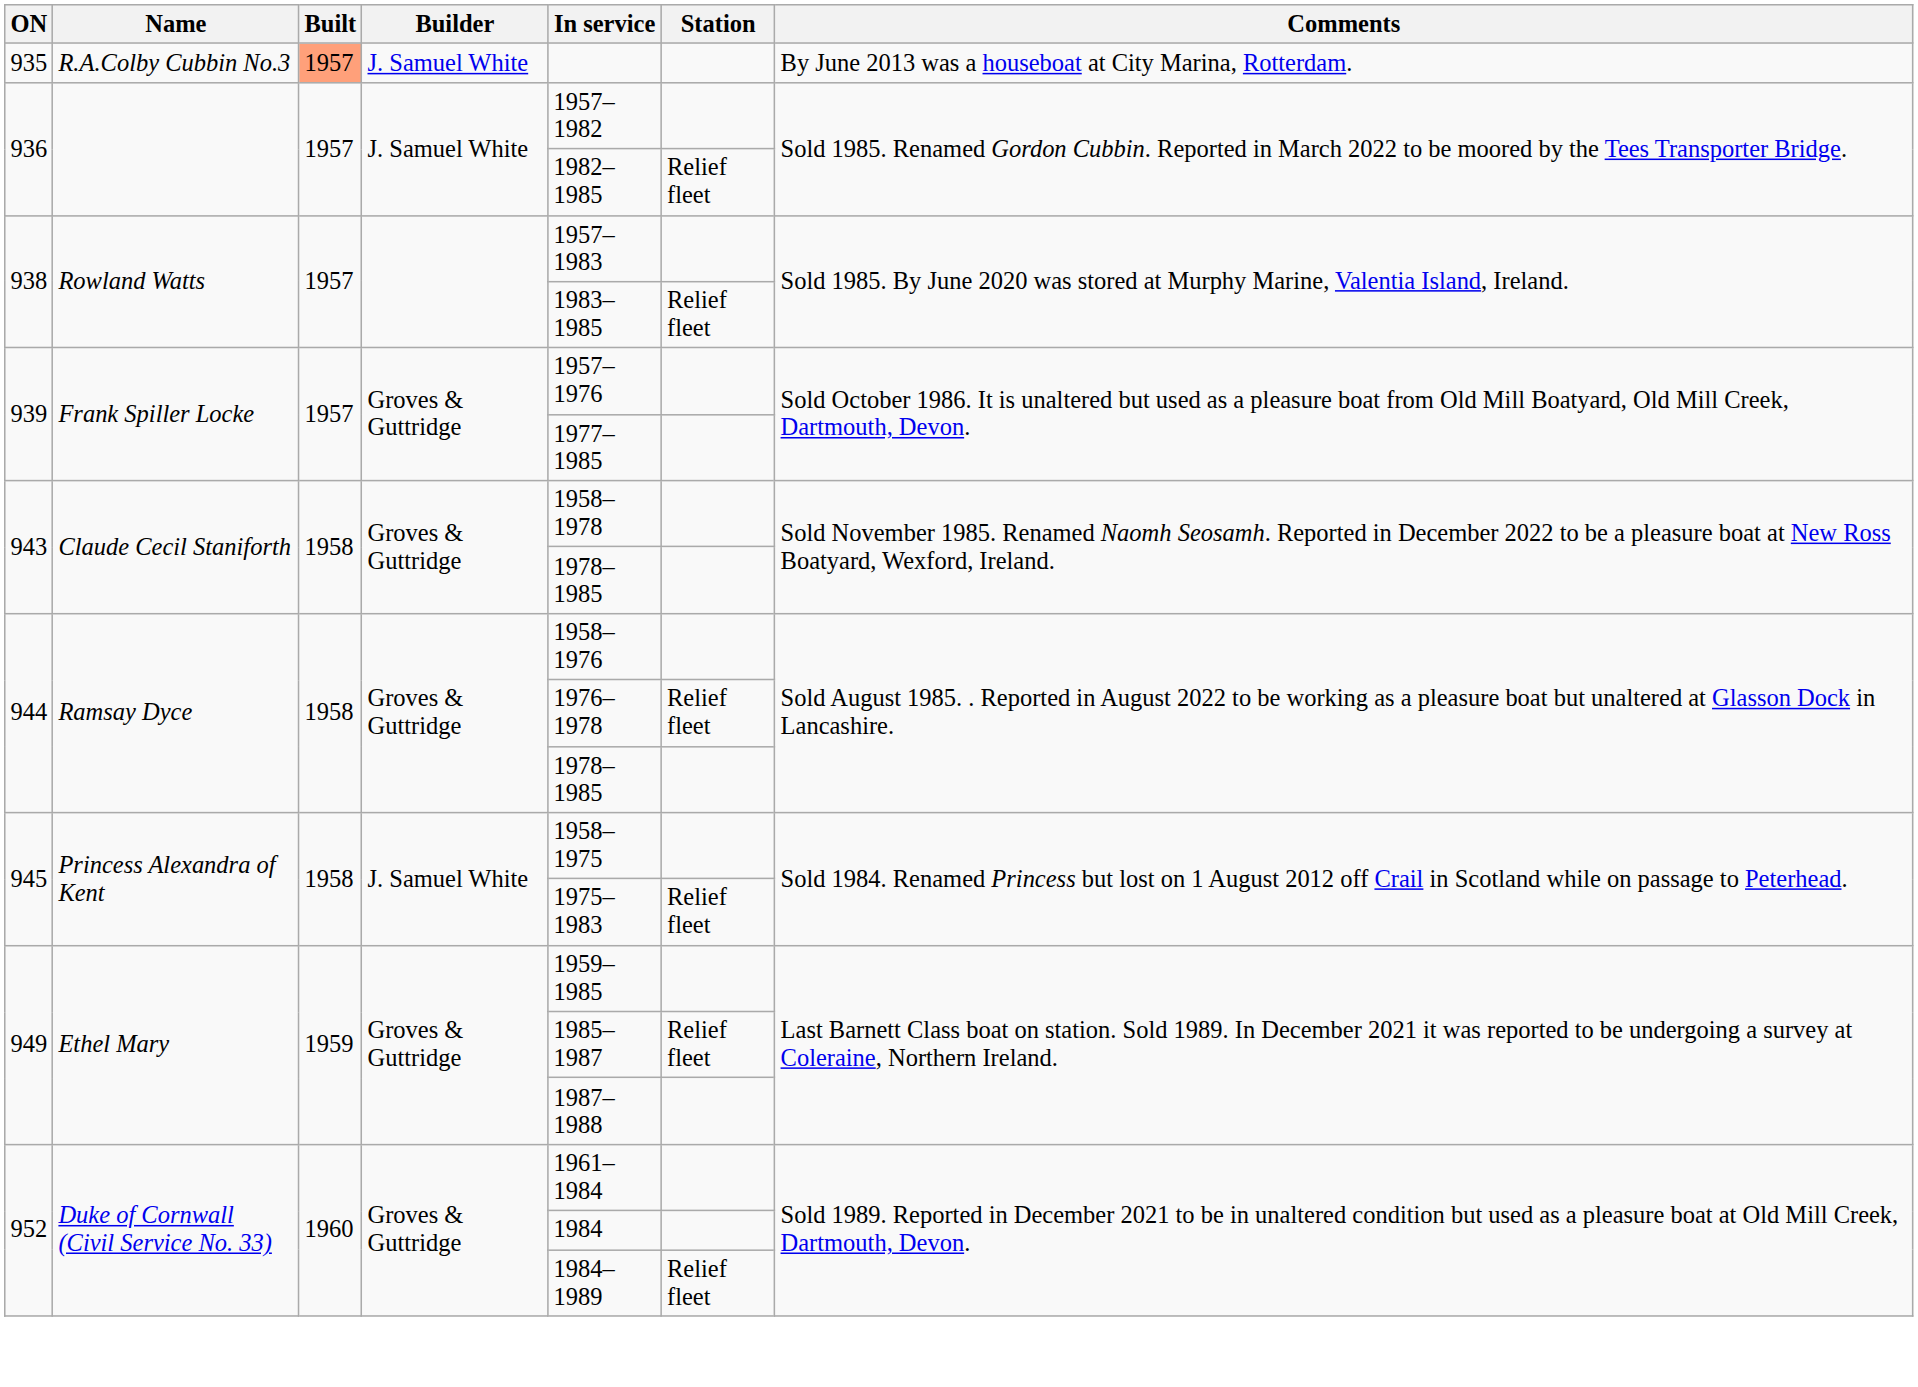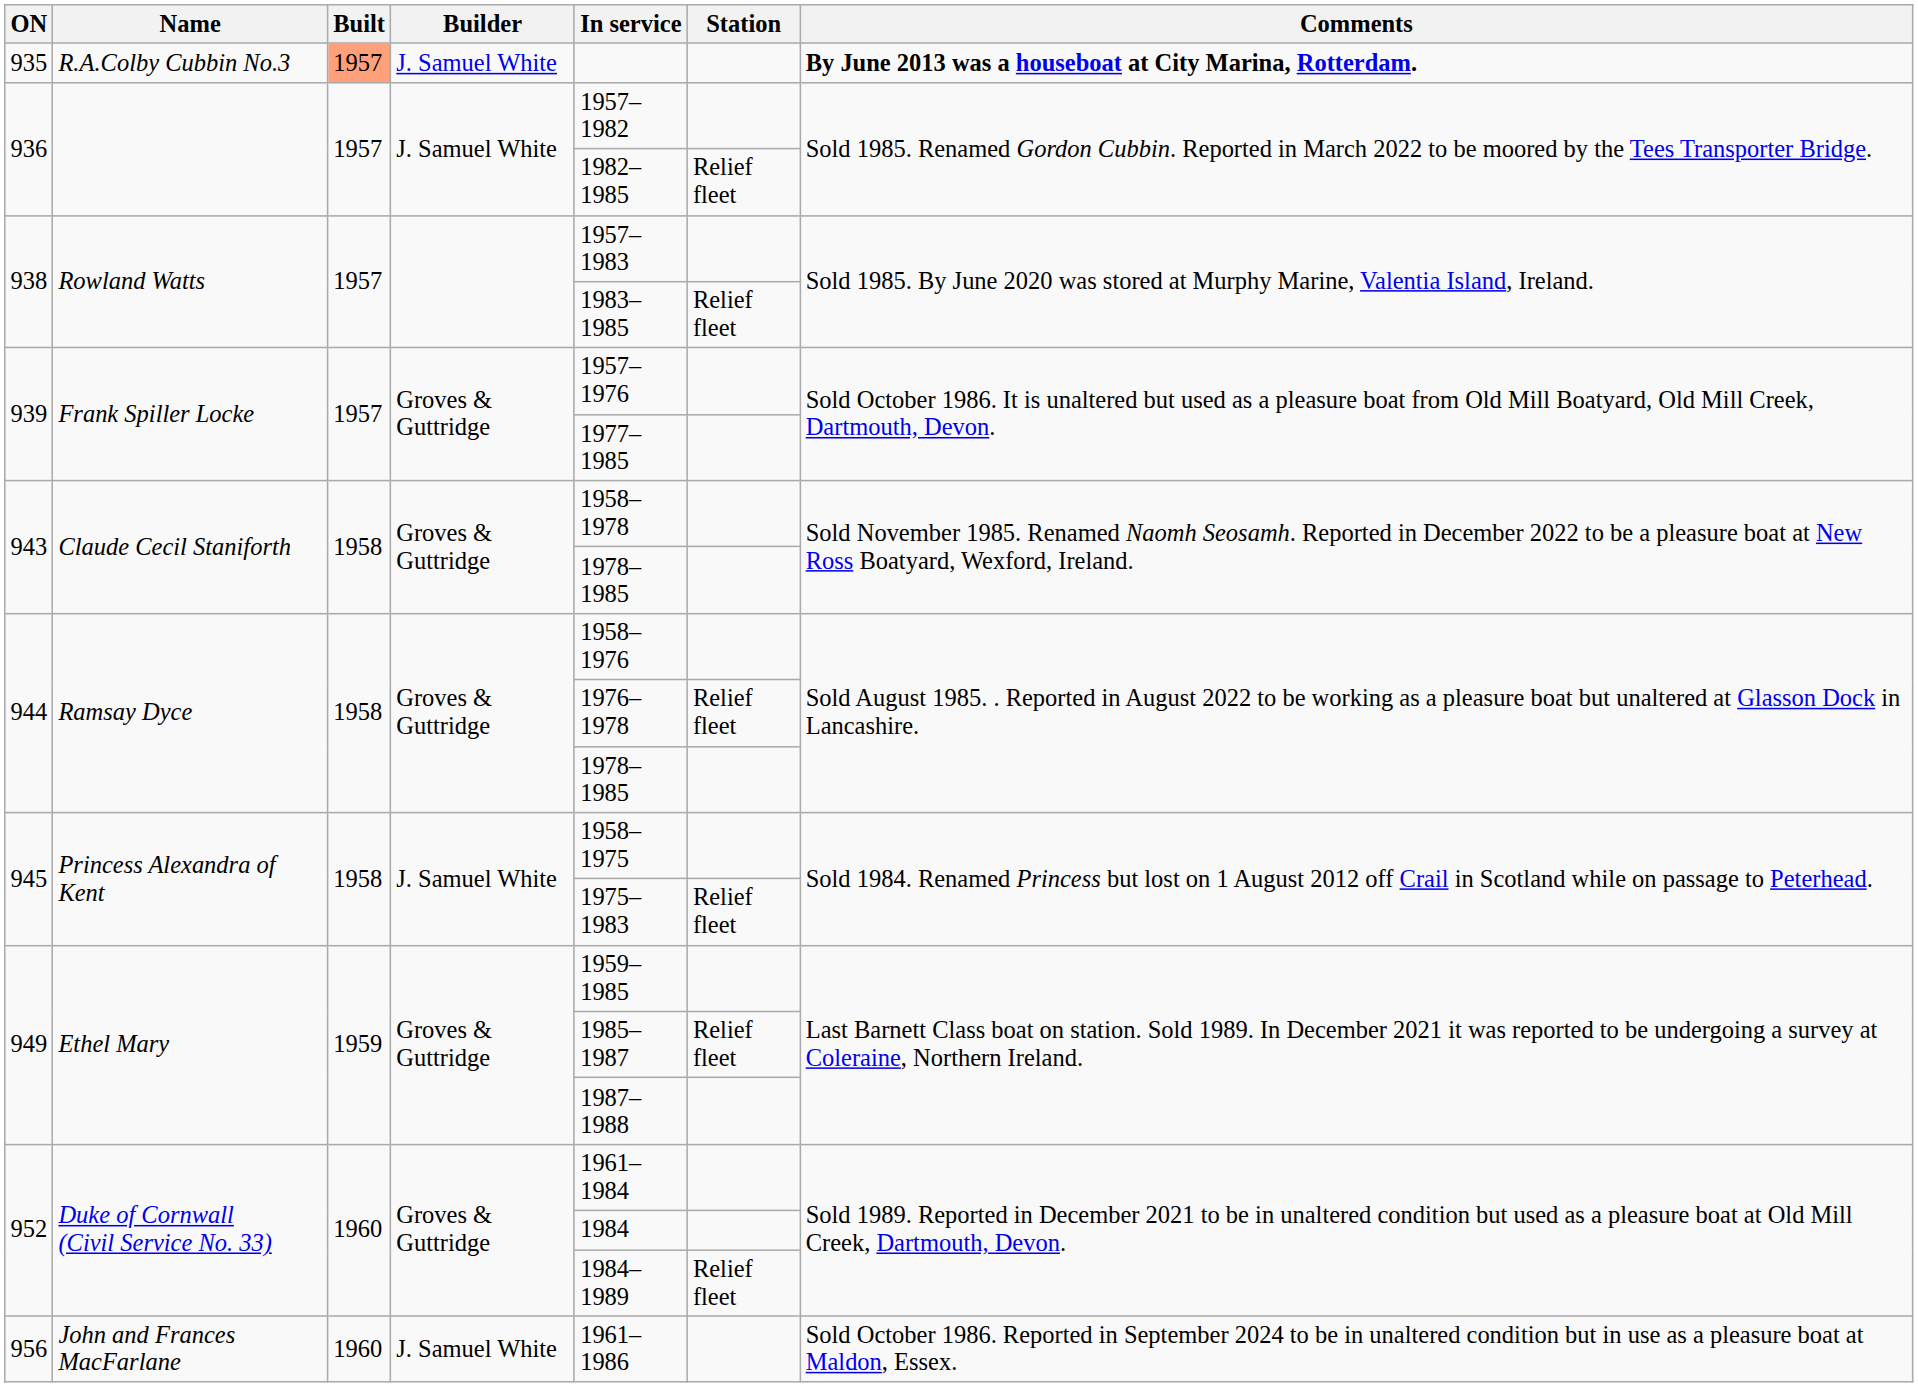(1066, 62) normal -> (1111, 62) bold
+ row: (29, 1348)
